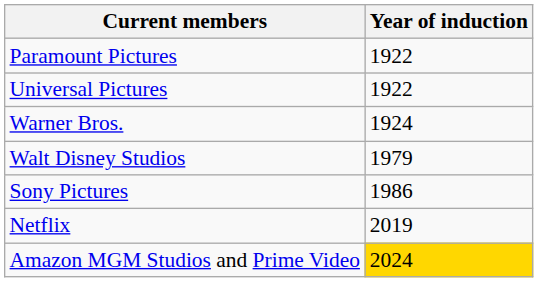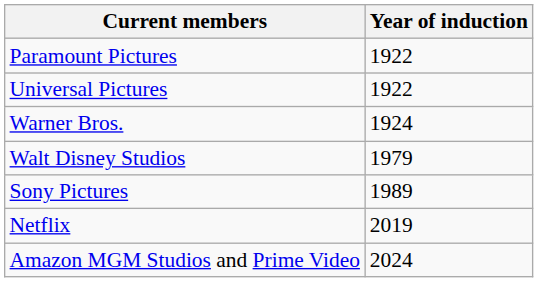(391, 191) 1986 -> (391, 191) 1989
(391, 259) gold background -> (391, 259) no background
